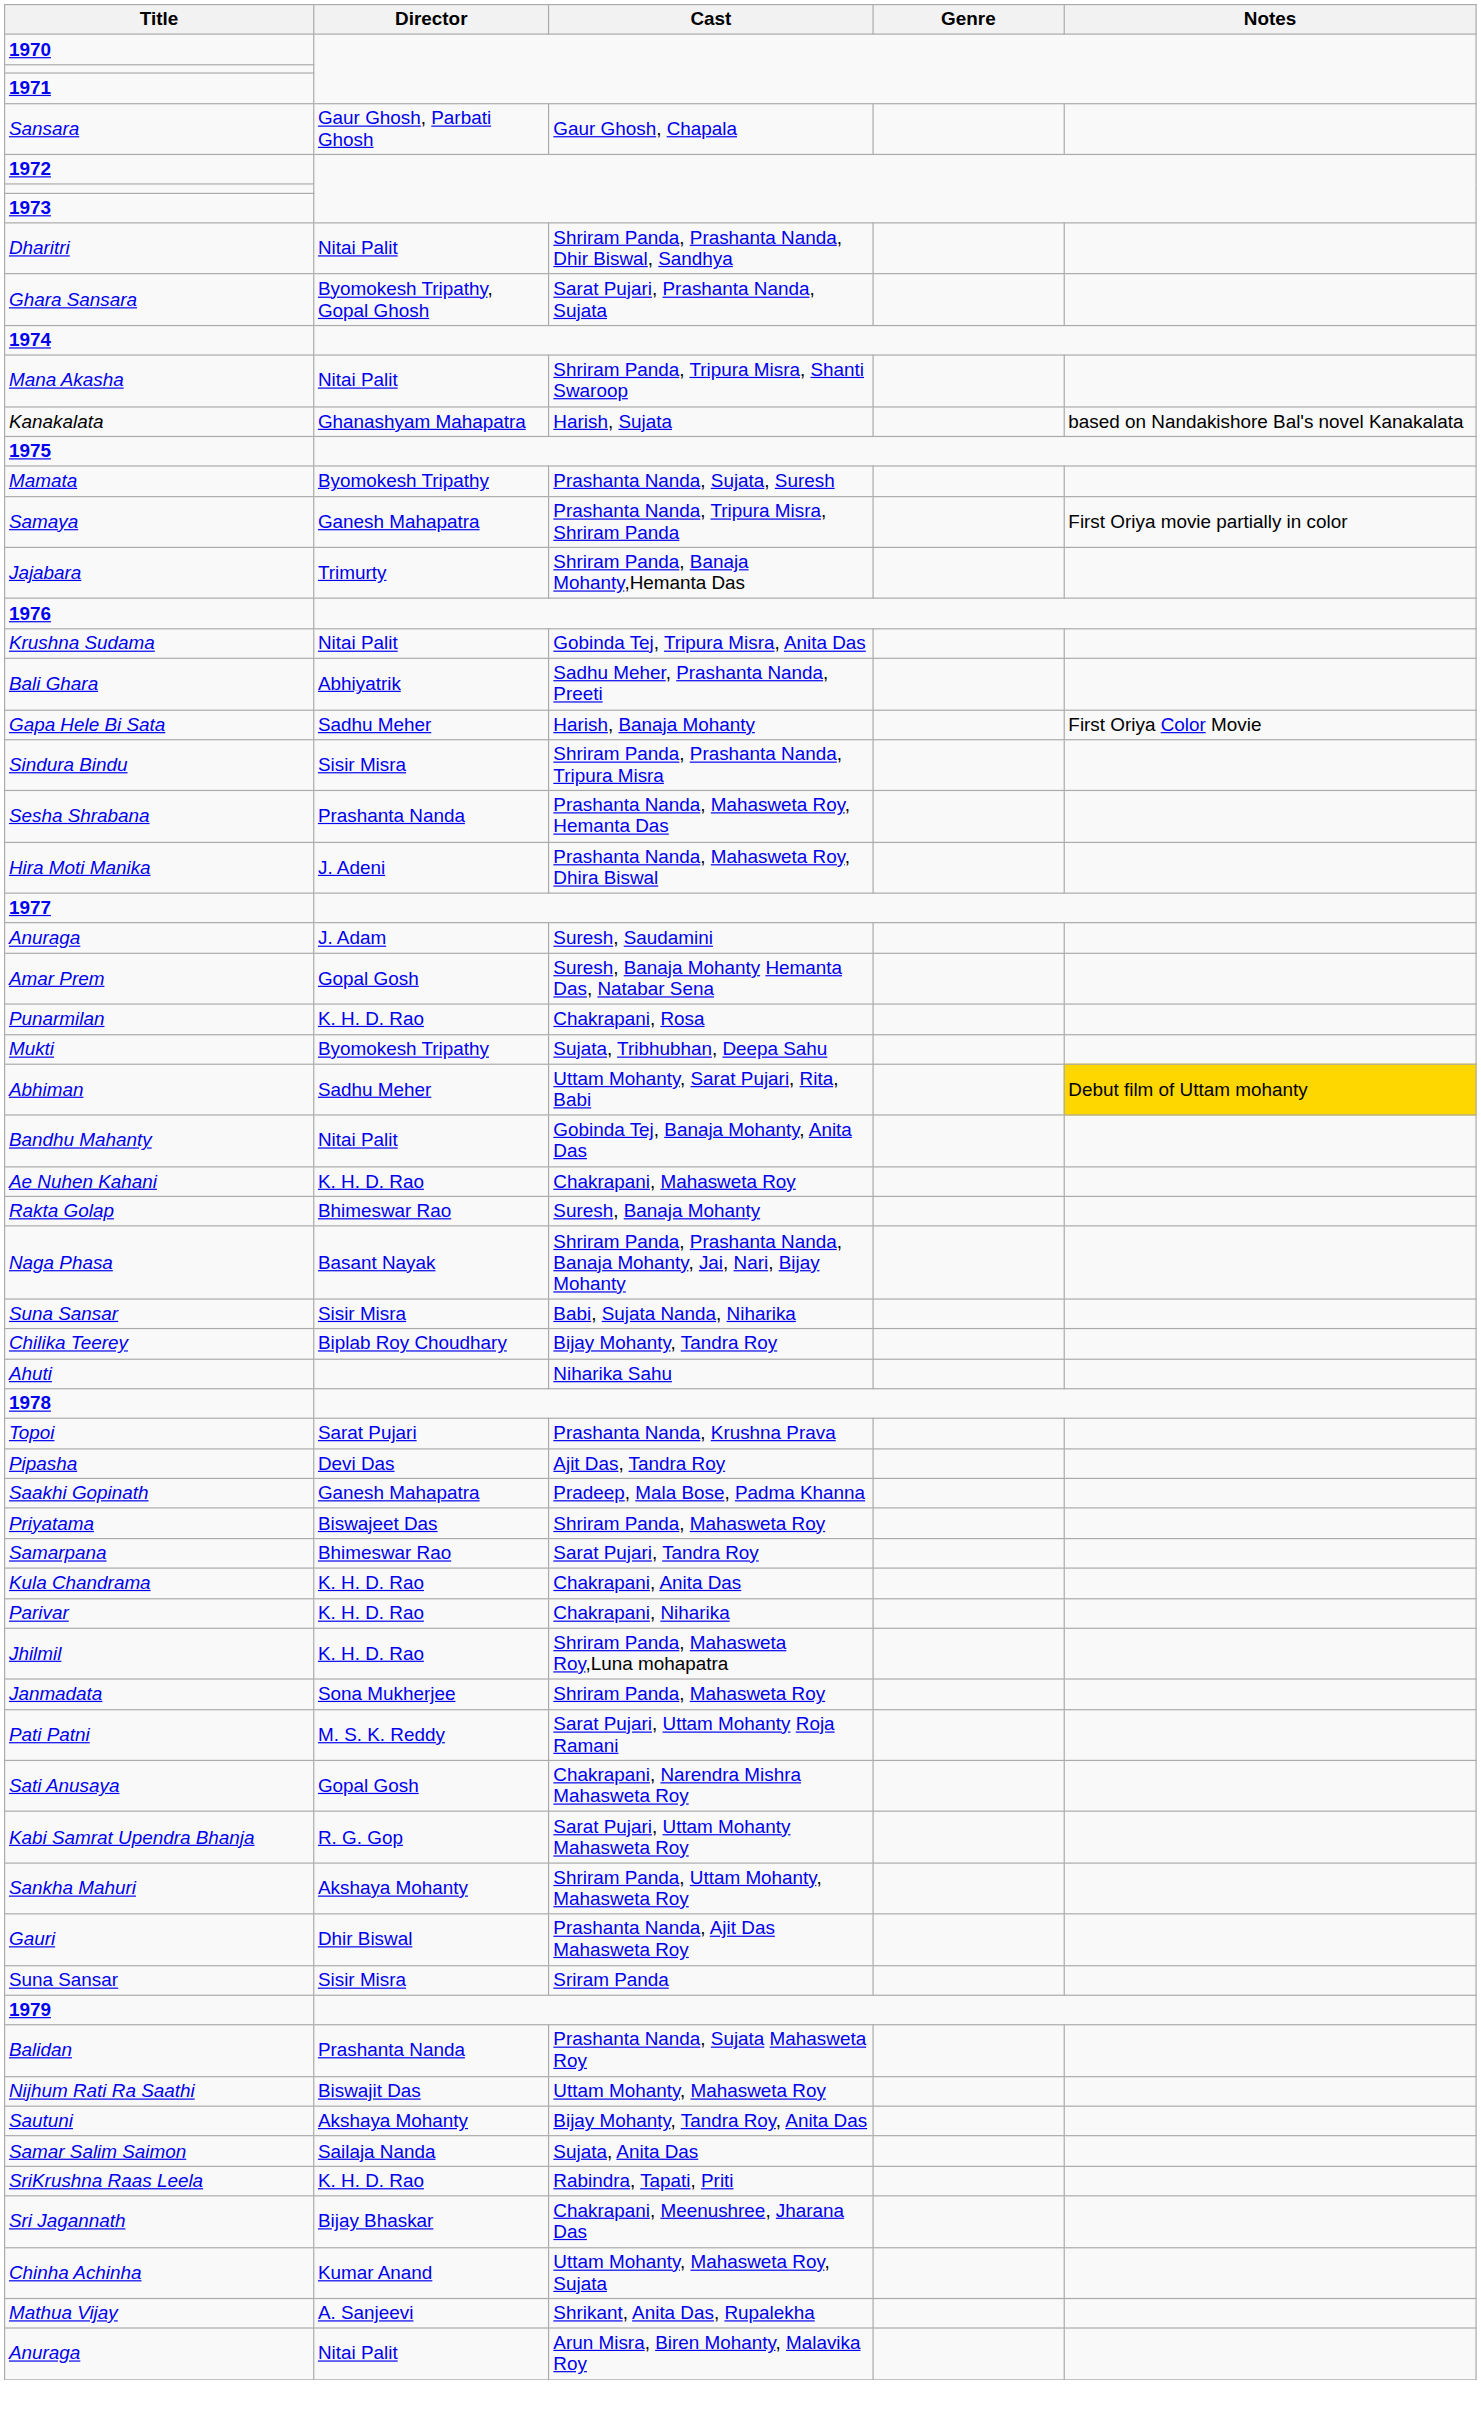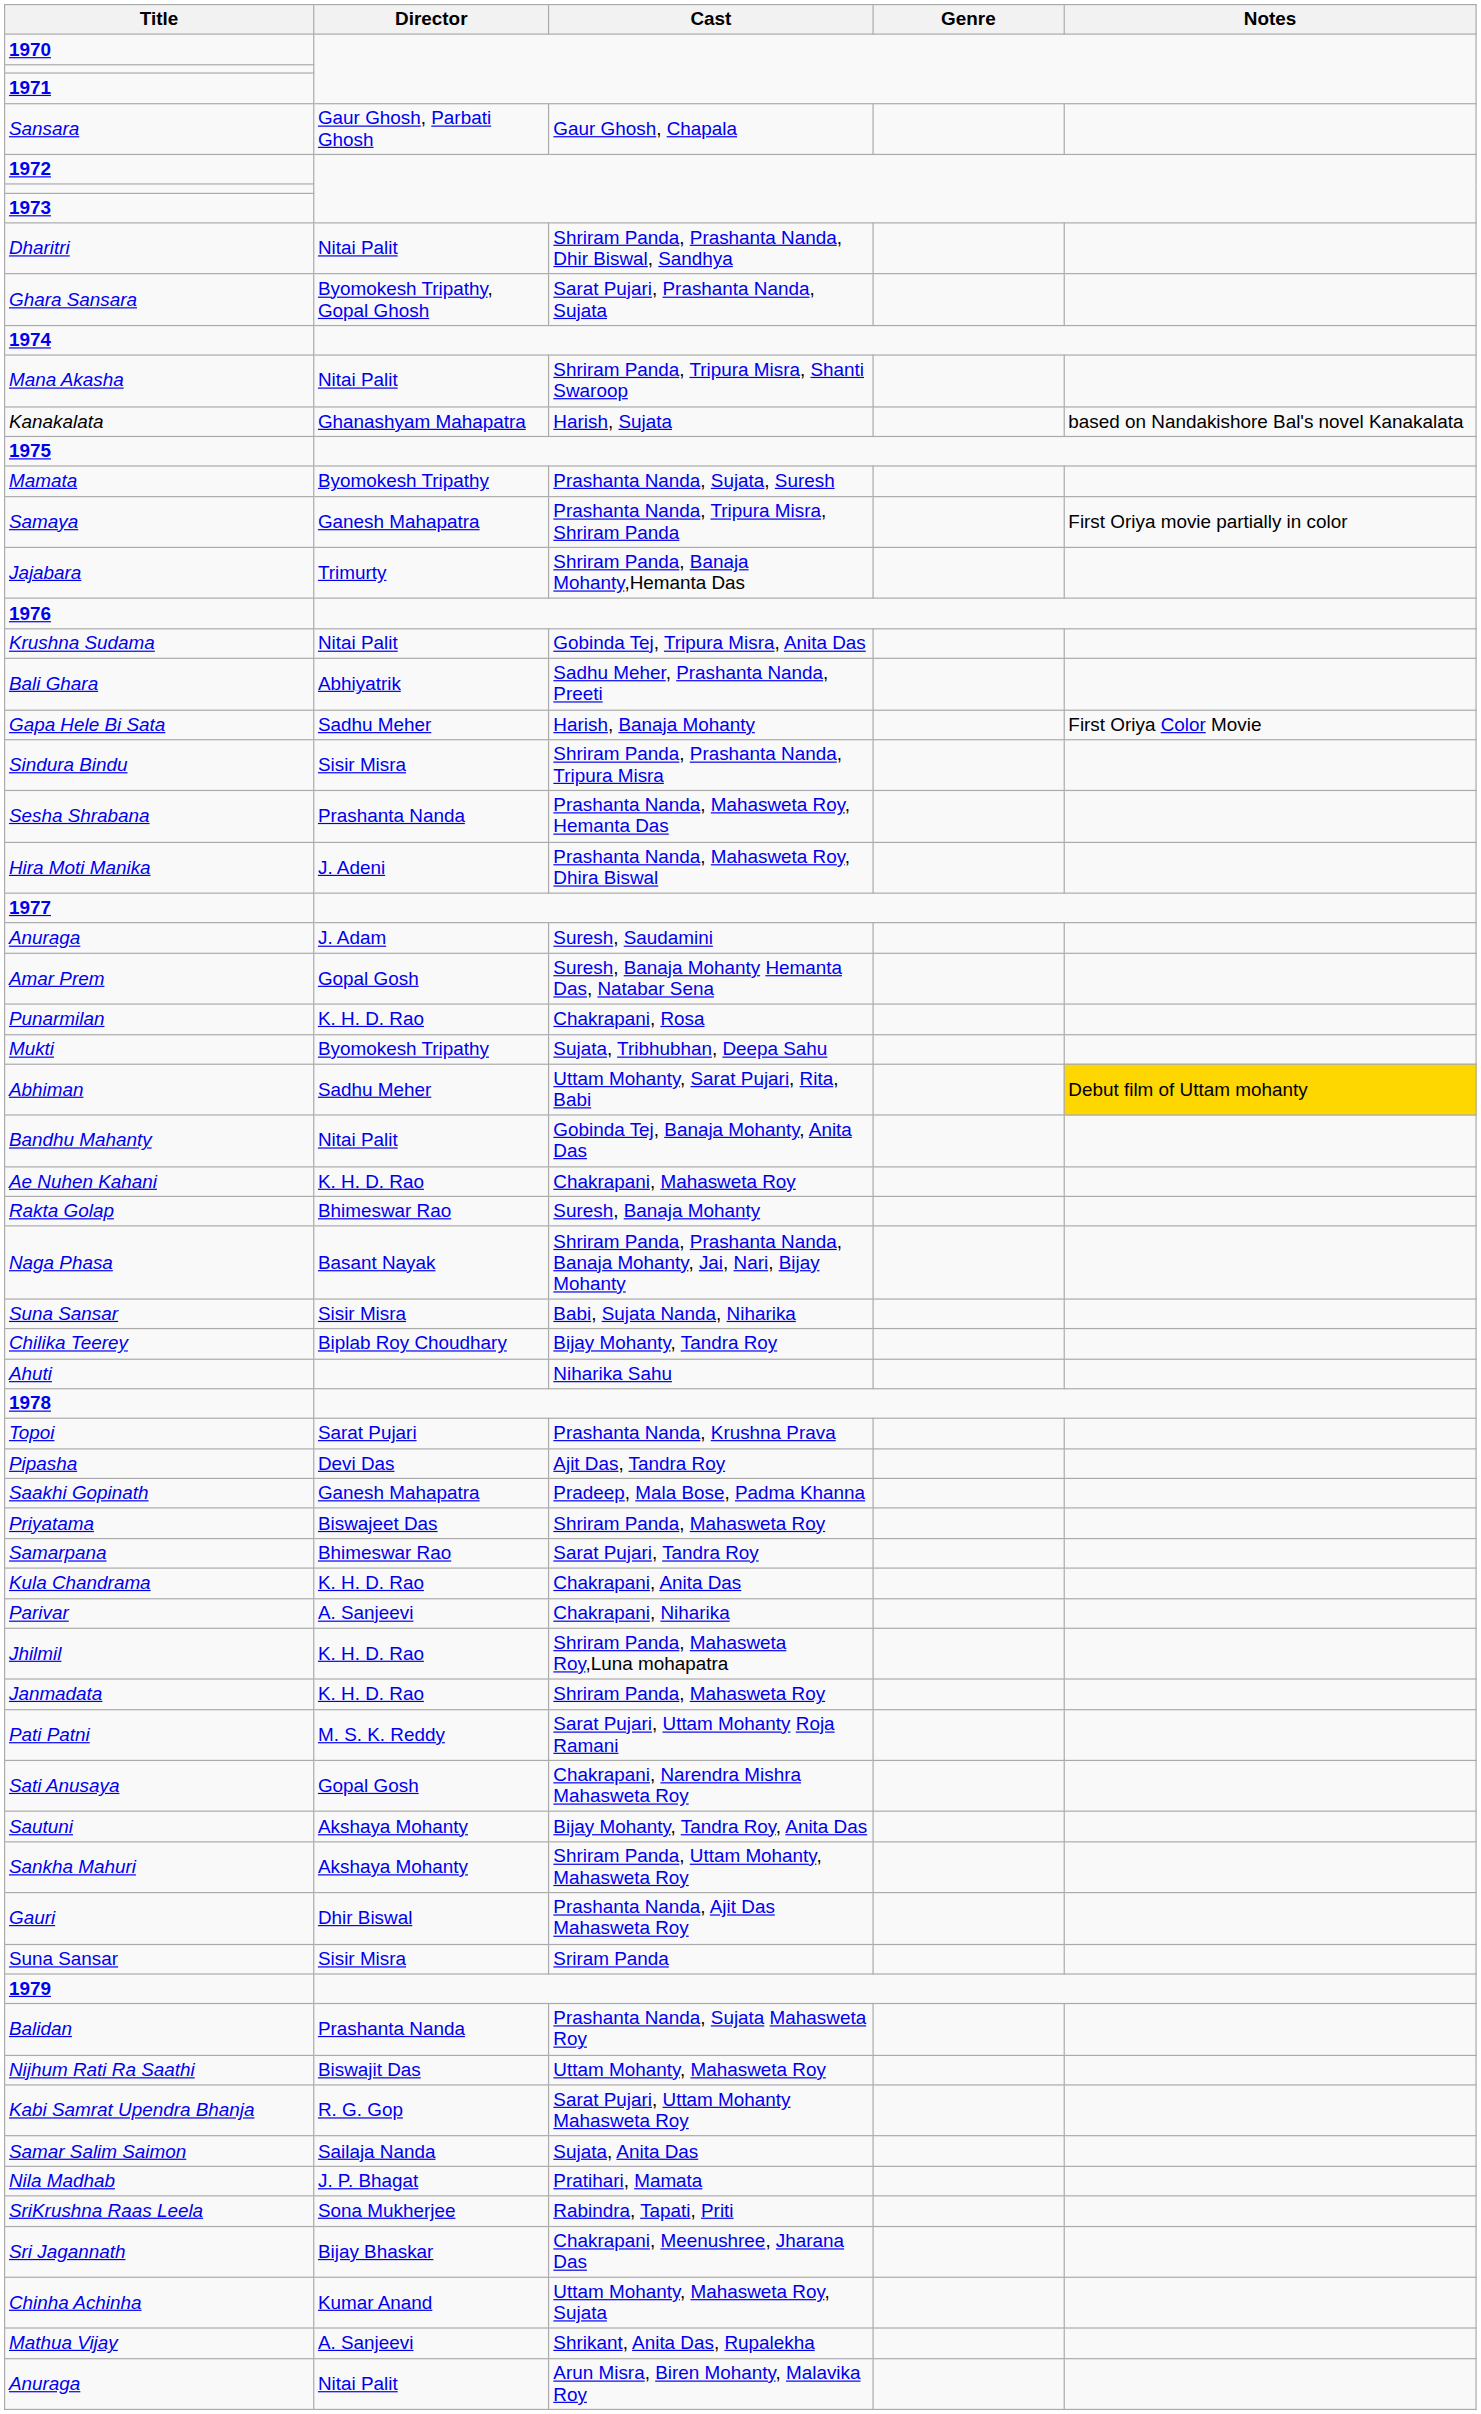(371, 1613) K. H. D. Rao -> (366, 1613) A. Sanjeevi
(387, 1694) Sona Mukherjee -> (371, 1694) K. H. D. Rao
rows swapped: (132, 1837) <-> (41, 2121)
+ row: (62, 2180)
(371, 2180) K. H. D. Rao -> (387, 2210) Sona Mukherjee
